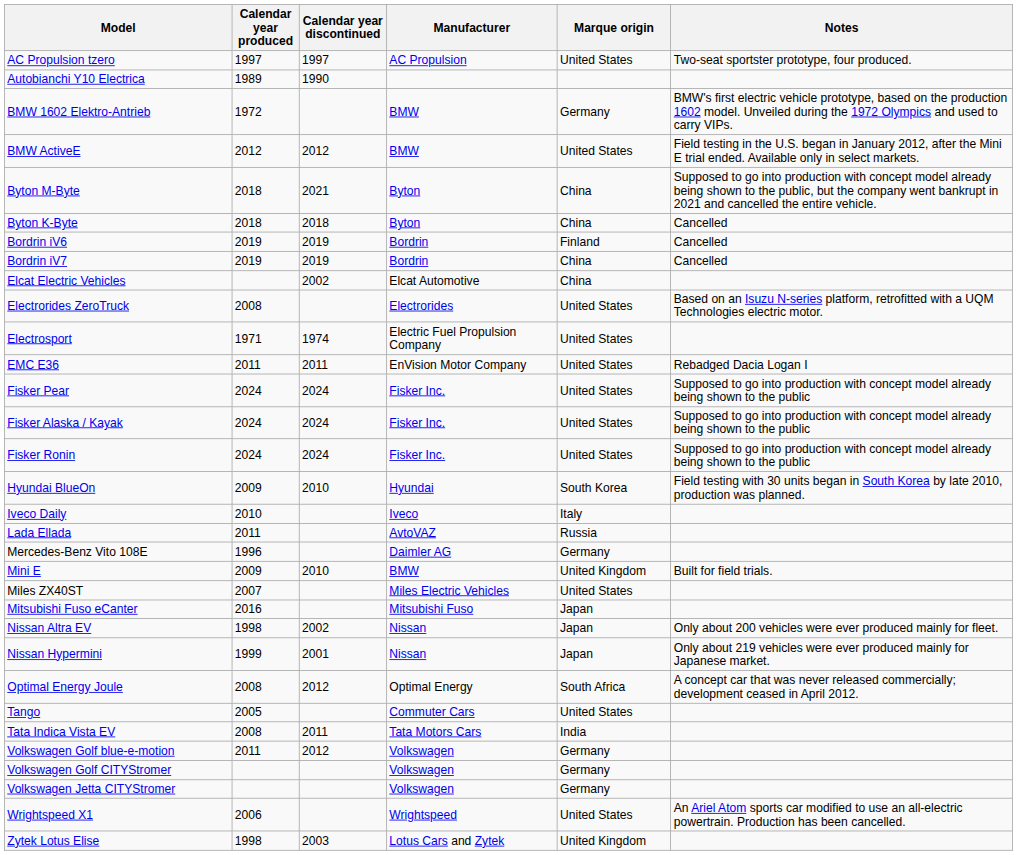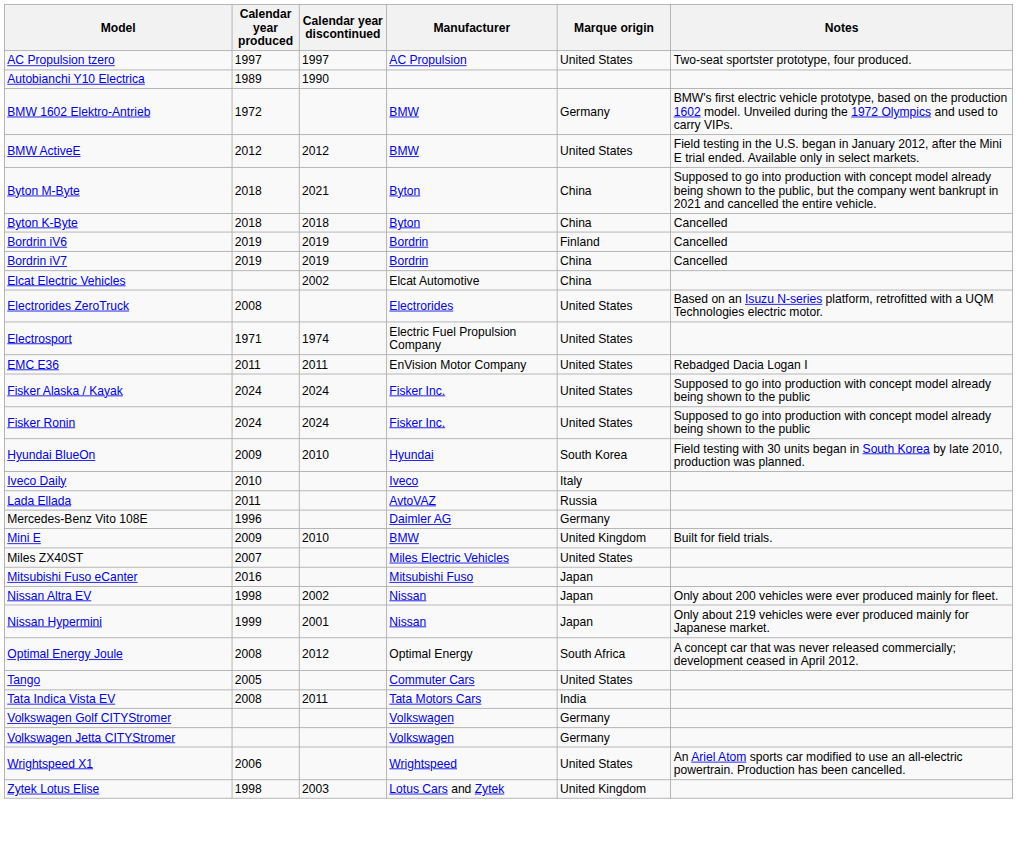- row: (38, 390)
- row: (91, 751)
